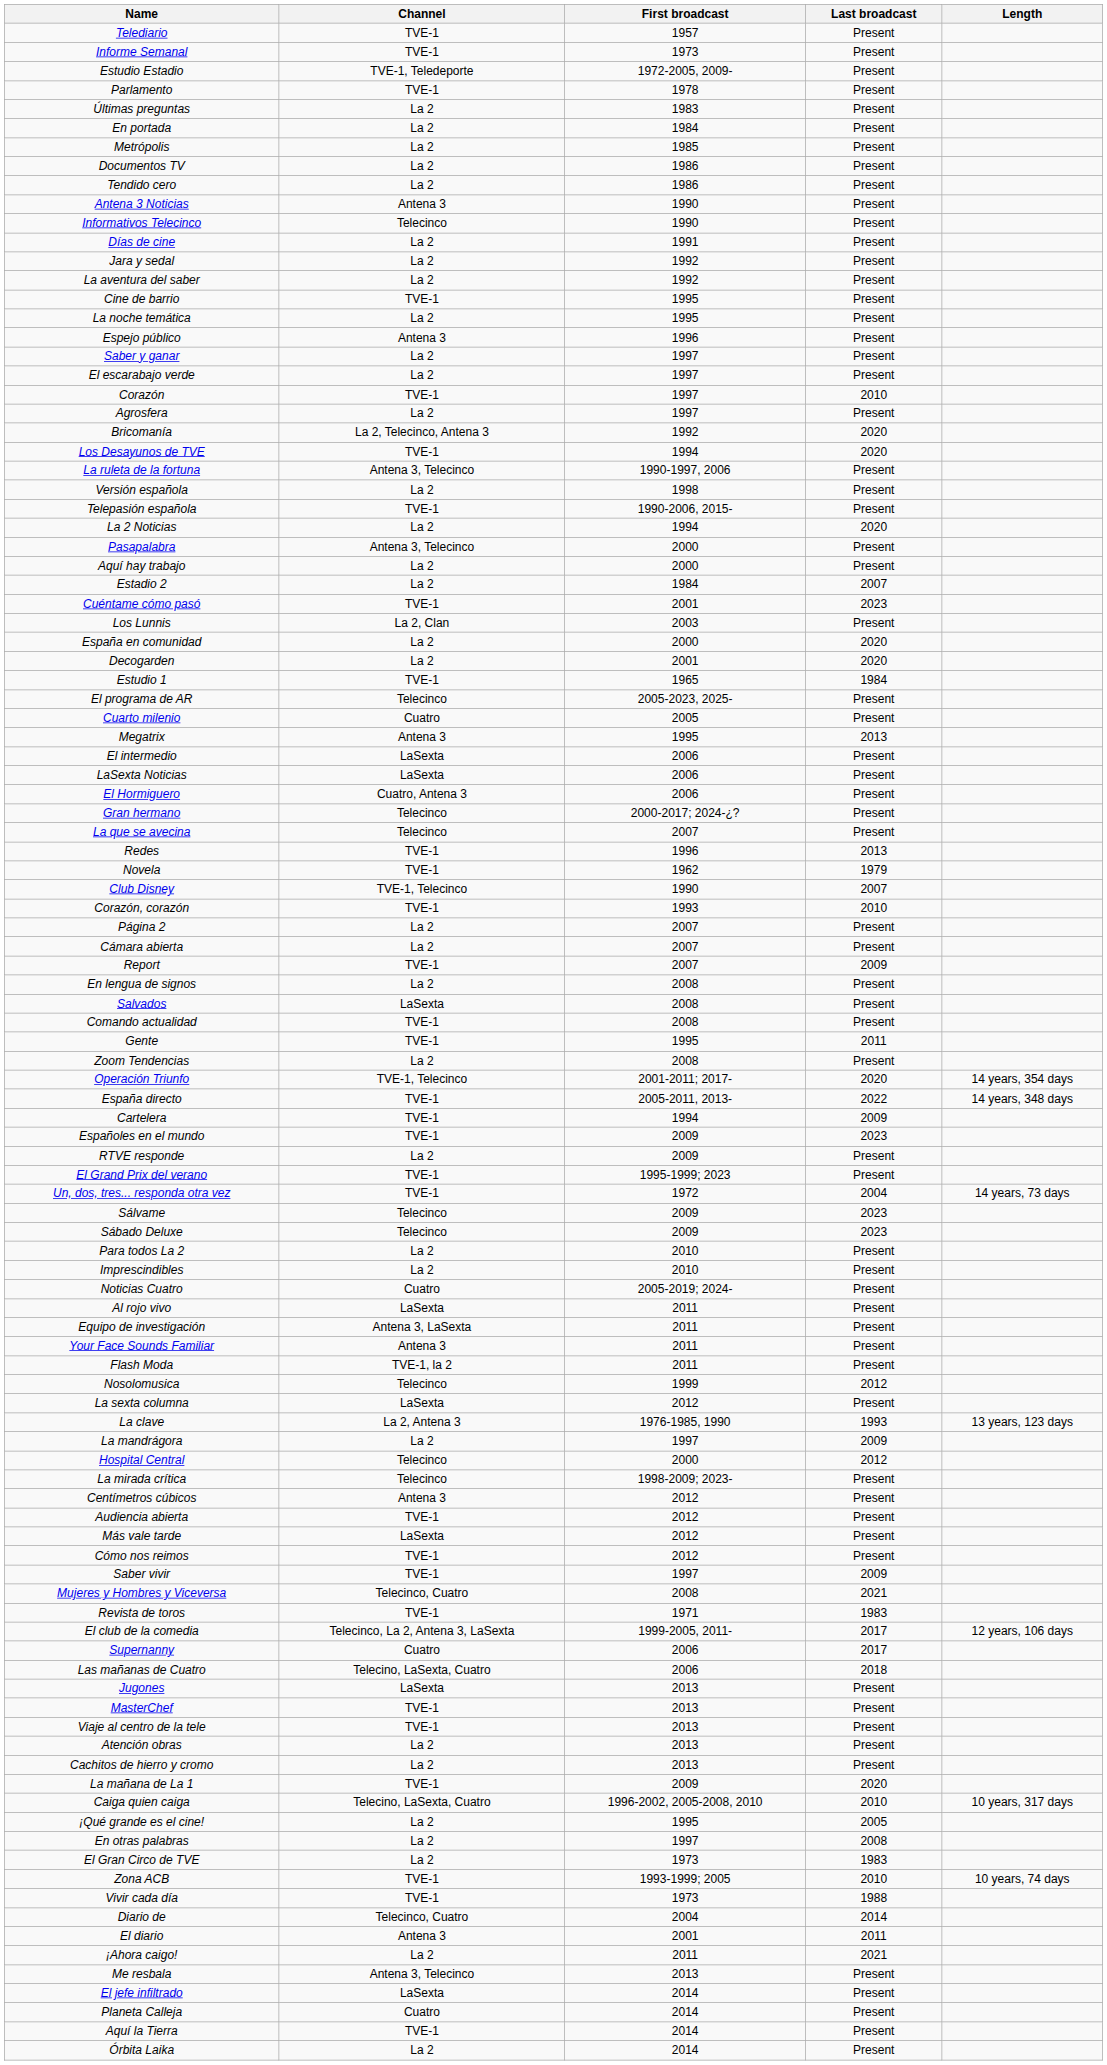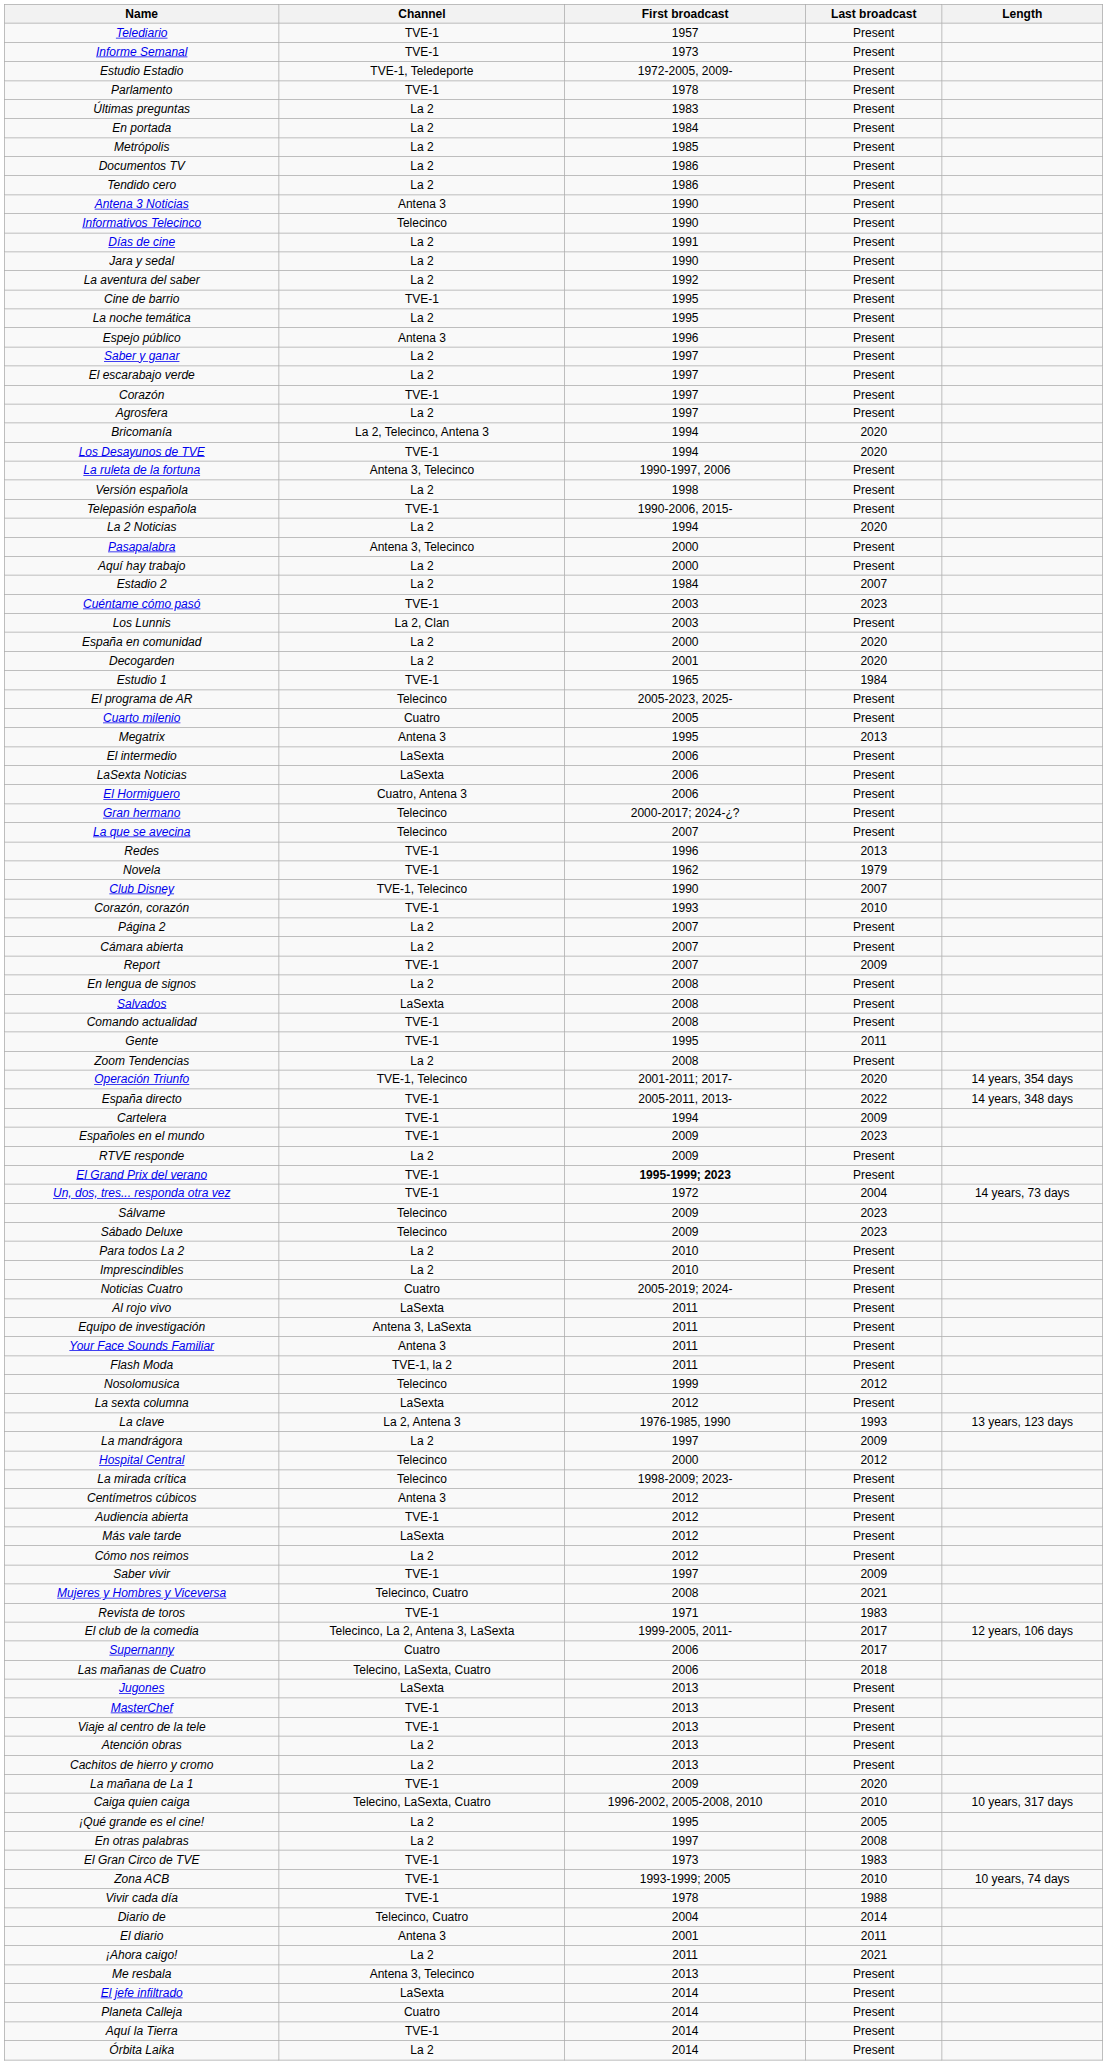(685, 261) 1992 -> (685, 261) 1990
(874, 394) 2010 -> (874, 394) Present
(685, 432) 1992 -> (685, 432) 1994
(685, 603) 2001 -> (685, 603) 2003
(685, 1174) normal -> (685, 1174) bold
(422, 1555) TVE-1 -> (422, 1555) La 2
(422, 1860) La 2 -> (422, 1860) TVE-1
(685, 1898) 1973 -> (685, 1898) 1978
